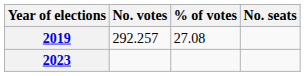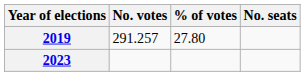(135, 37) 292.257 -> (135, 37) 291.257
(190, 37) 27.08 -> (190, 37) 27.80
